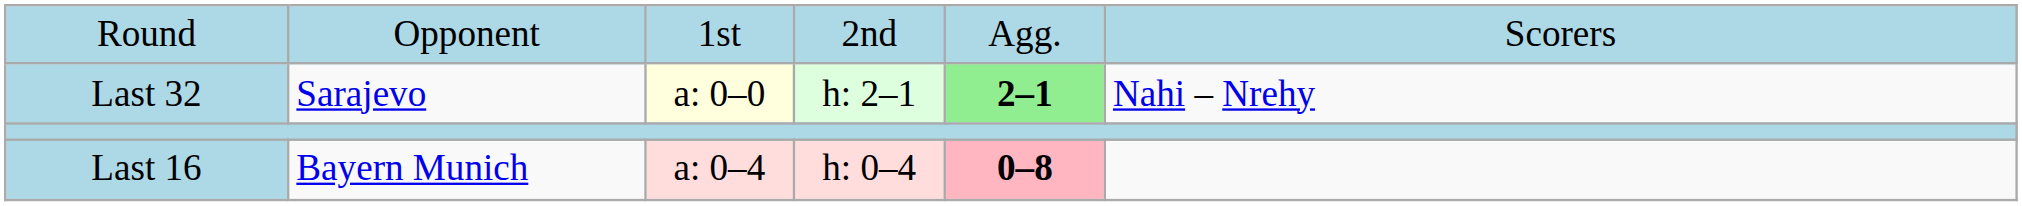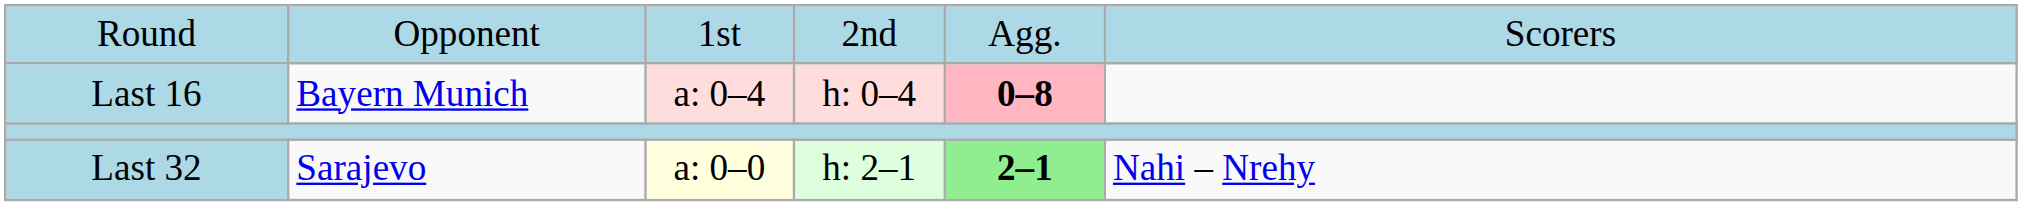rows swapped: (146, 92) <-> (146, 168)
